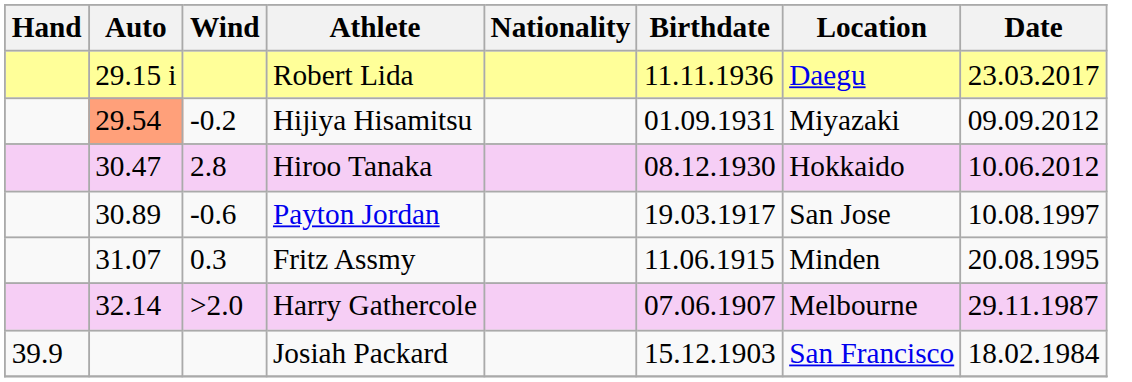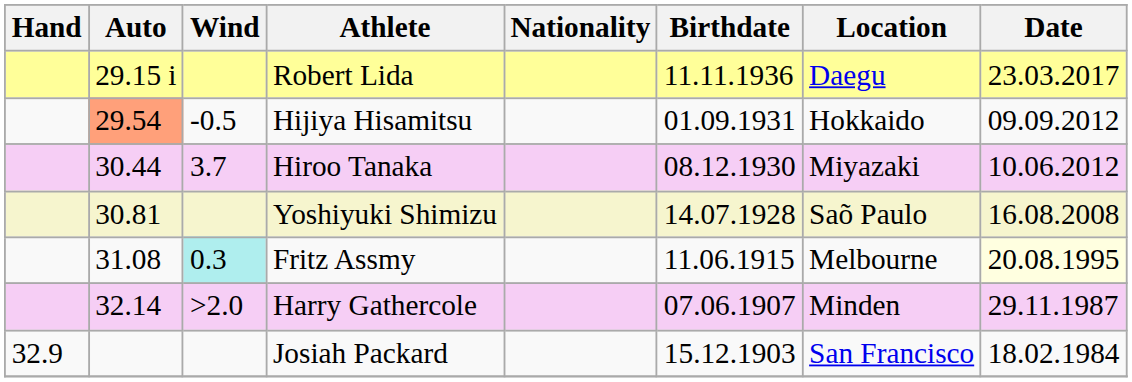(213, 120) -0.2 -> (213, 120) -0.5
(844, 120) Miyazaki -> (867, 120) Hokkaido
(128, 167) 30.47 -> (128, 167) 30.44
(208, 167) 2.8 -> (208, 167) 3.7
(847, 167) Hokkaido -> (864, 167) Miyazaki
+ row: (385, 213)
- row: (356, 213)
(128, 259) 31.07 -> (128, 259) 31.08
(208, 259) no background -> (208, 259) paleturquoise background
(835, 259) Minden -> (873, 259) Melbourne
(1034, 259) no background -> (1054, 259) lightyellow background
(853, 306) Melbourne -> (855, 306) Minden
(37, 352) 39.9 -> (37, 352) 32.9
